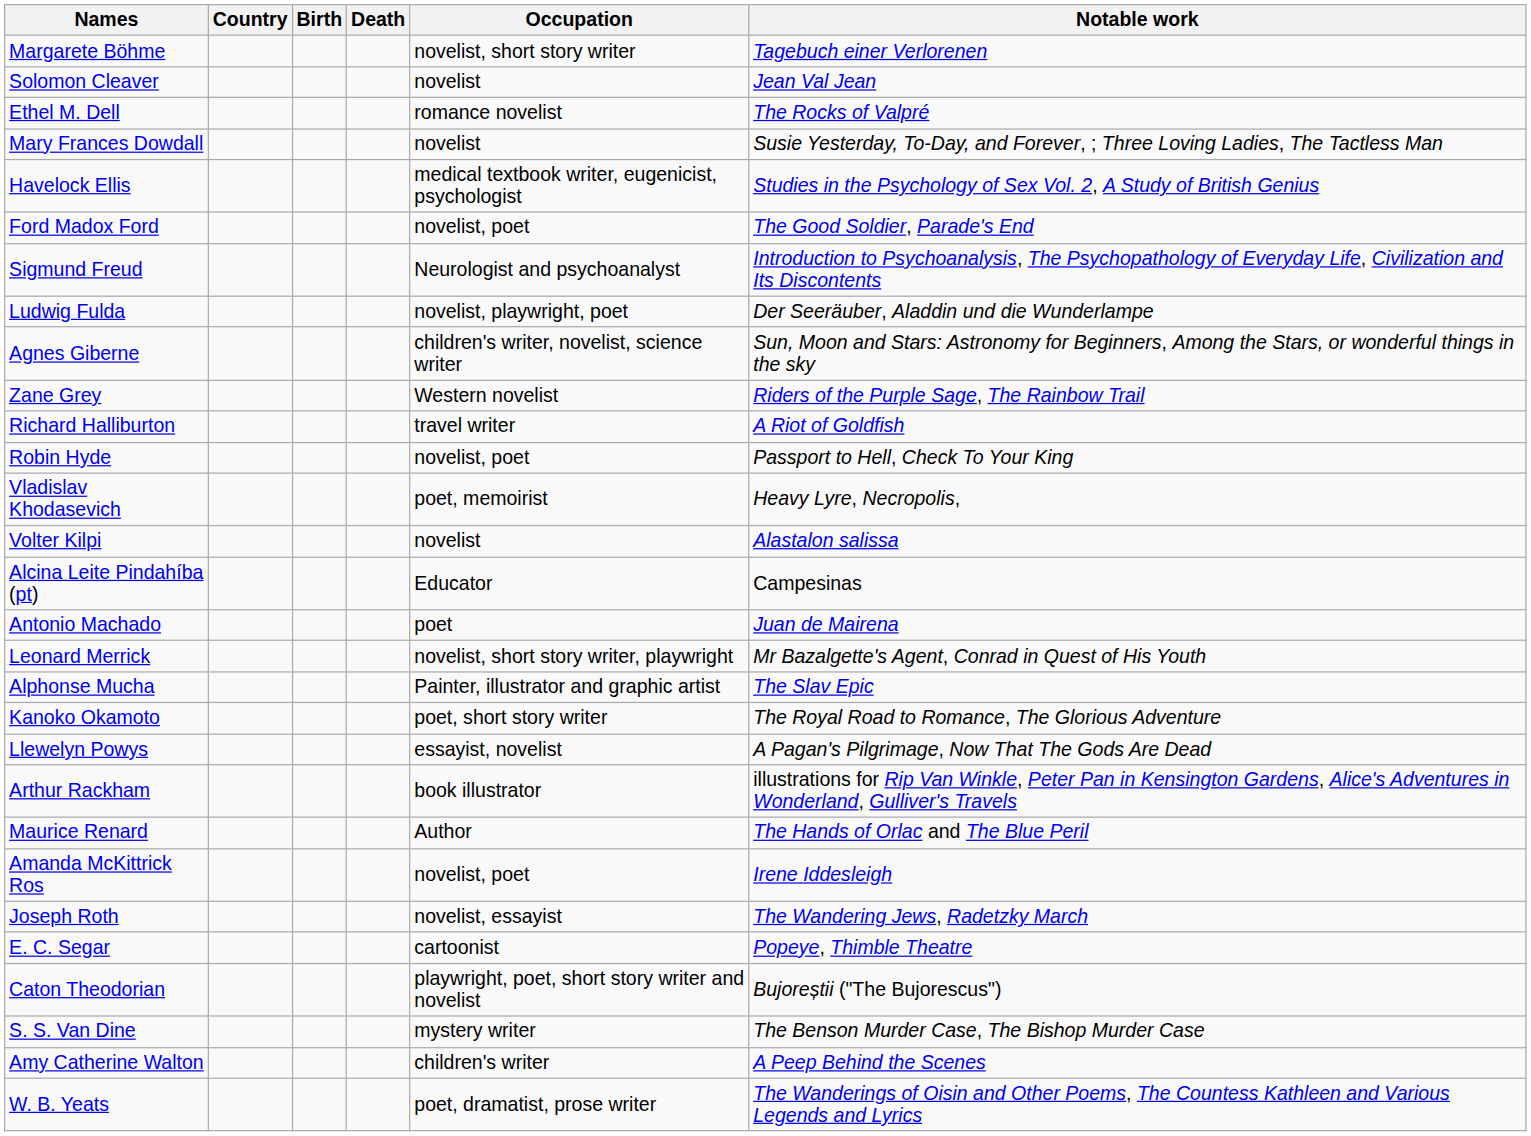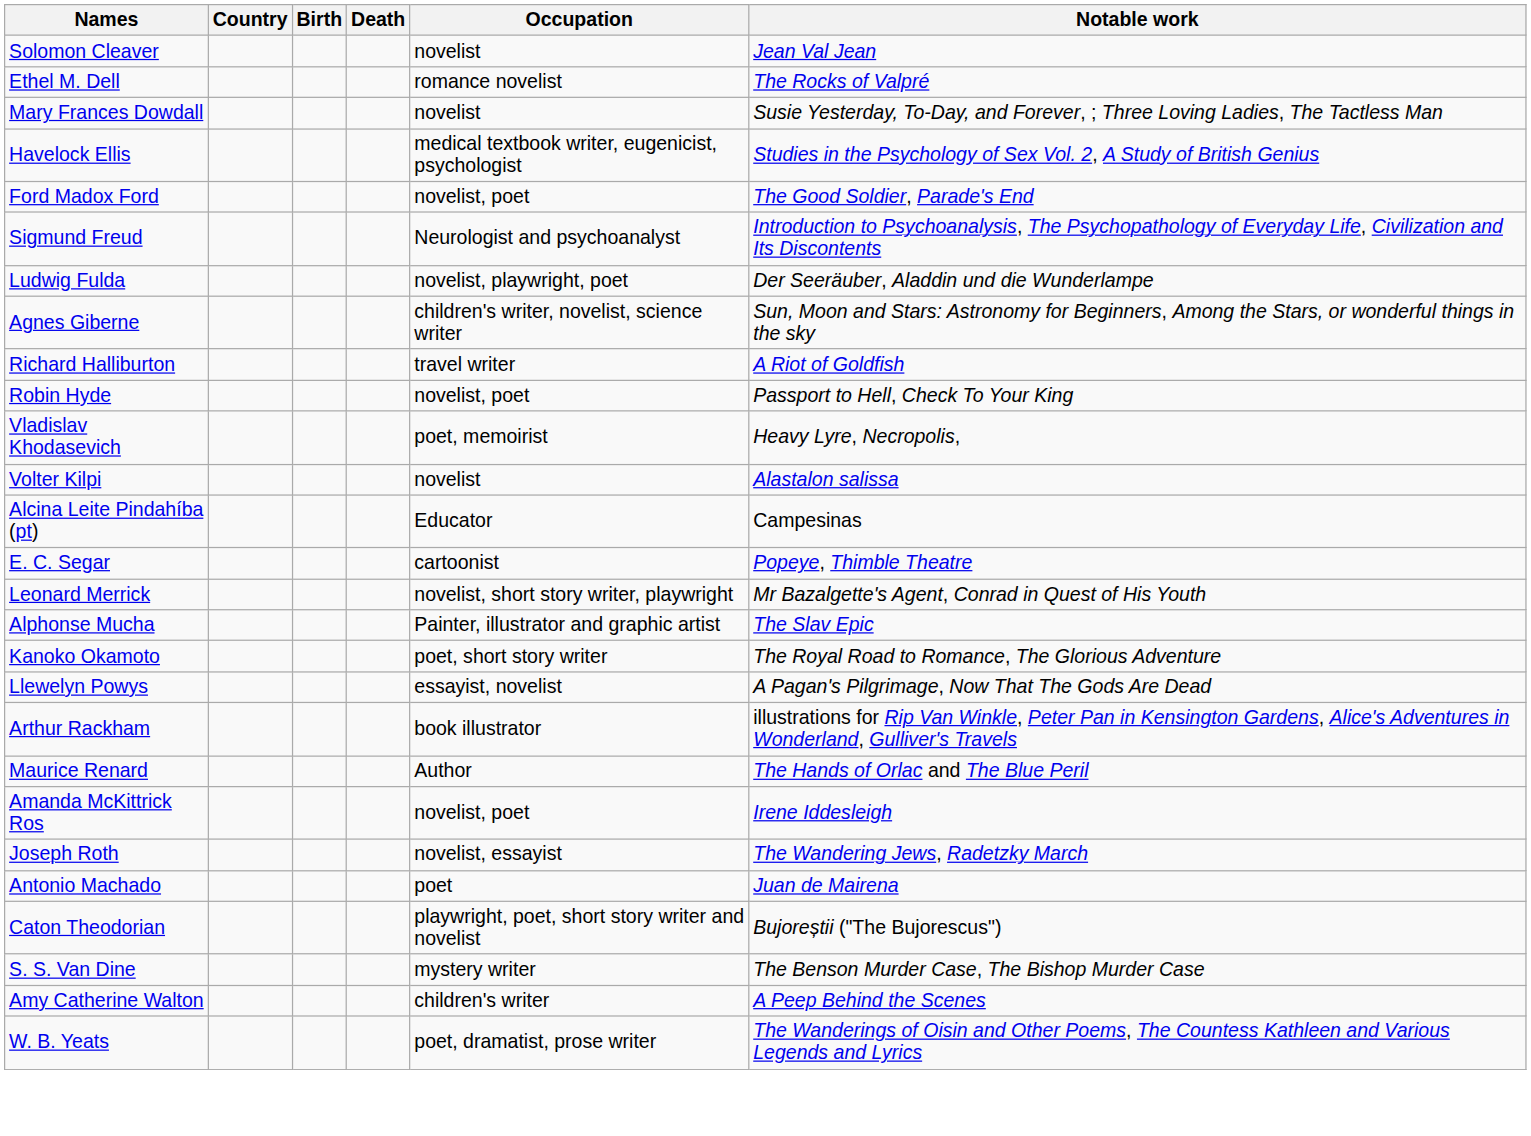- row: (87, 50)
- row: (55, 395)
rows swapped: (85, 625) <-> (60, 947)
